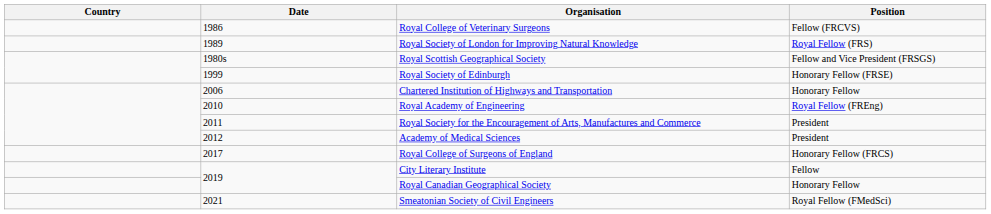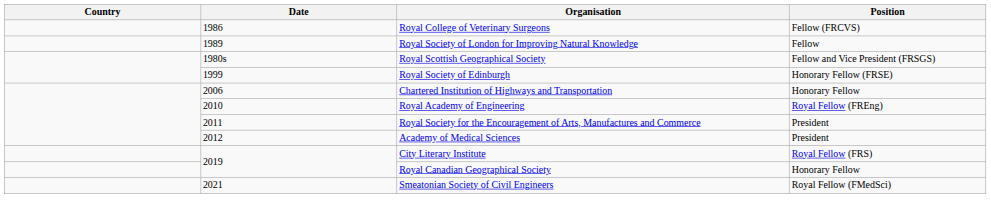(832, 43) Royal Fellow (FRS) -> (806, 43) Fellow
- row: (476, 153)
(806, 169) Fellow -> (832, 153) Royal Fellow (FRS)
